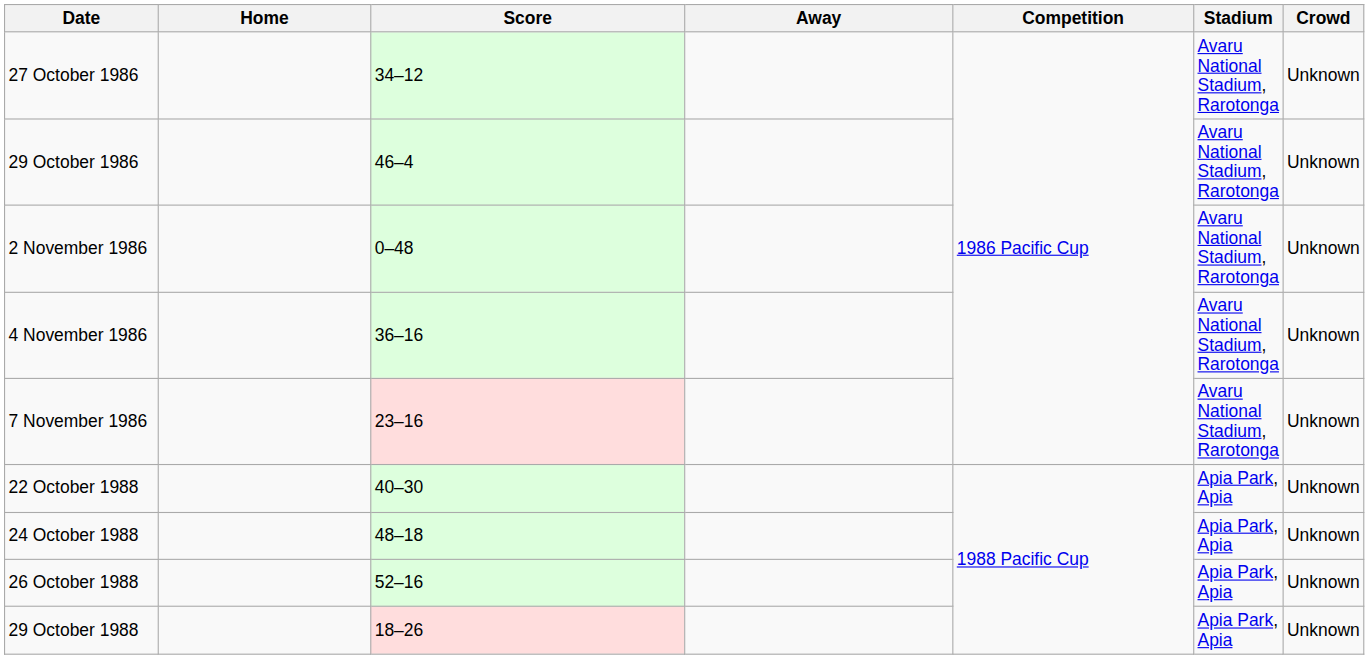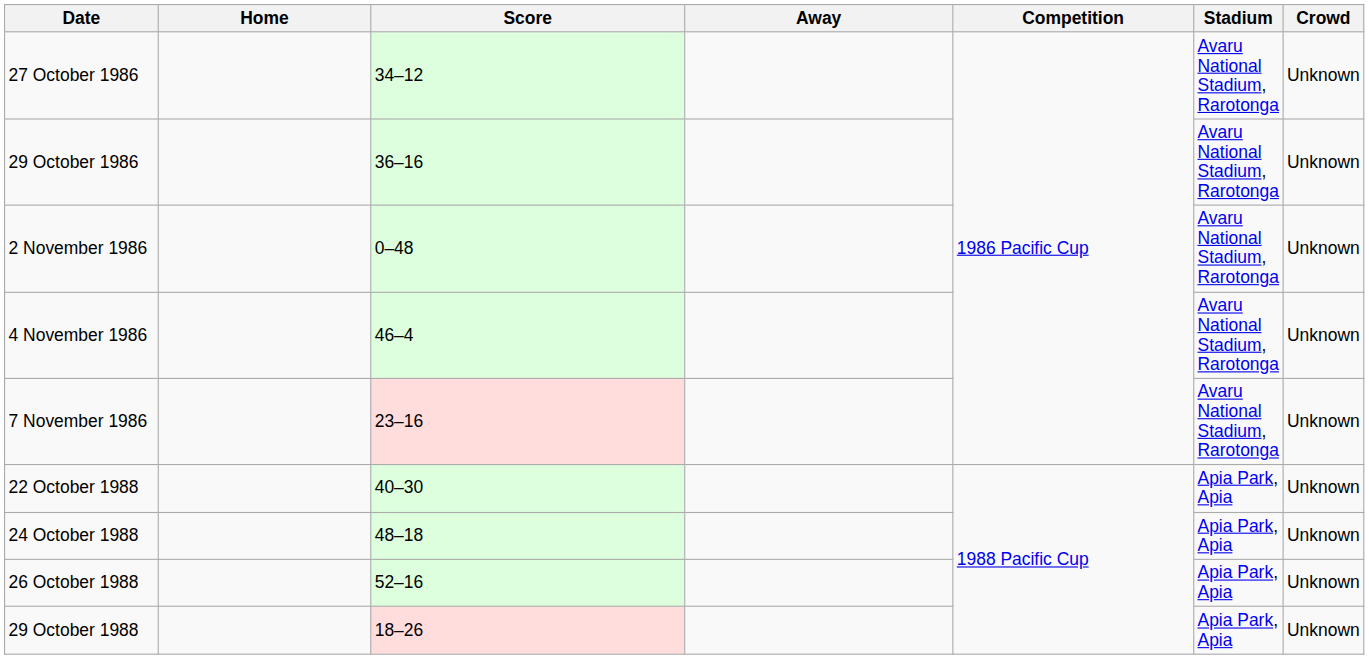(394, 161) 46–4 -> (399, 161) 36–16
(399, 334) 36–16 -> (394, 334) 46–4
